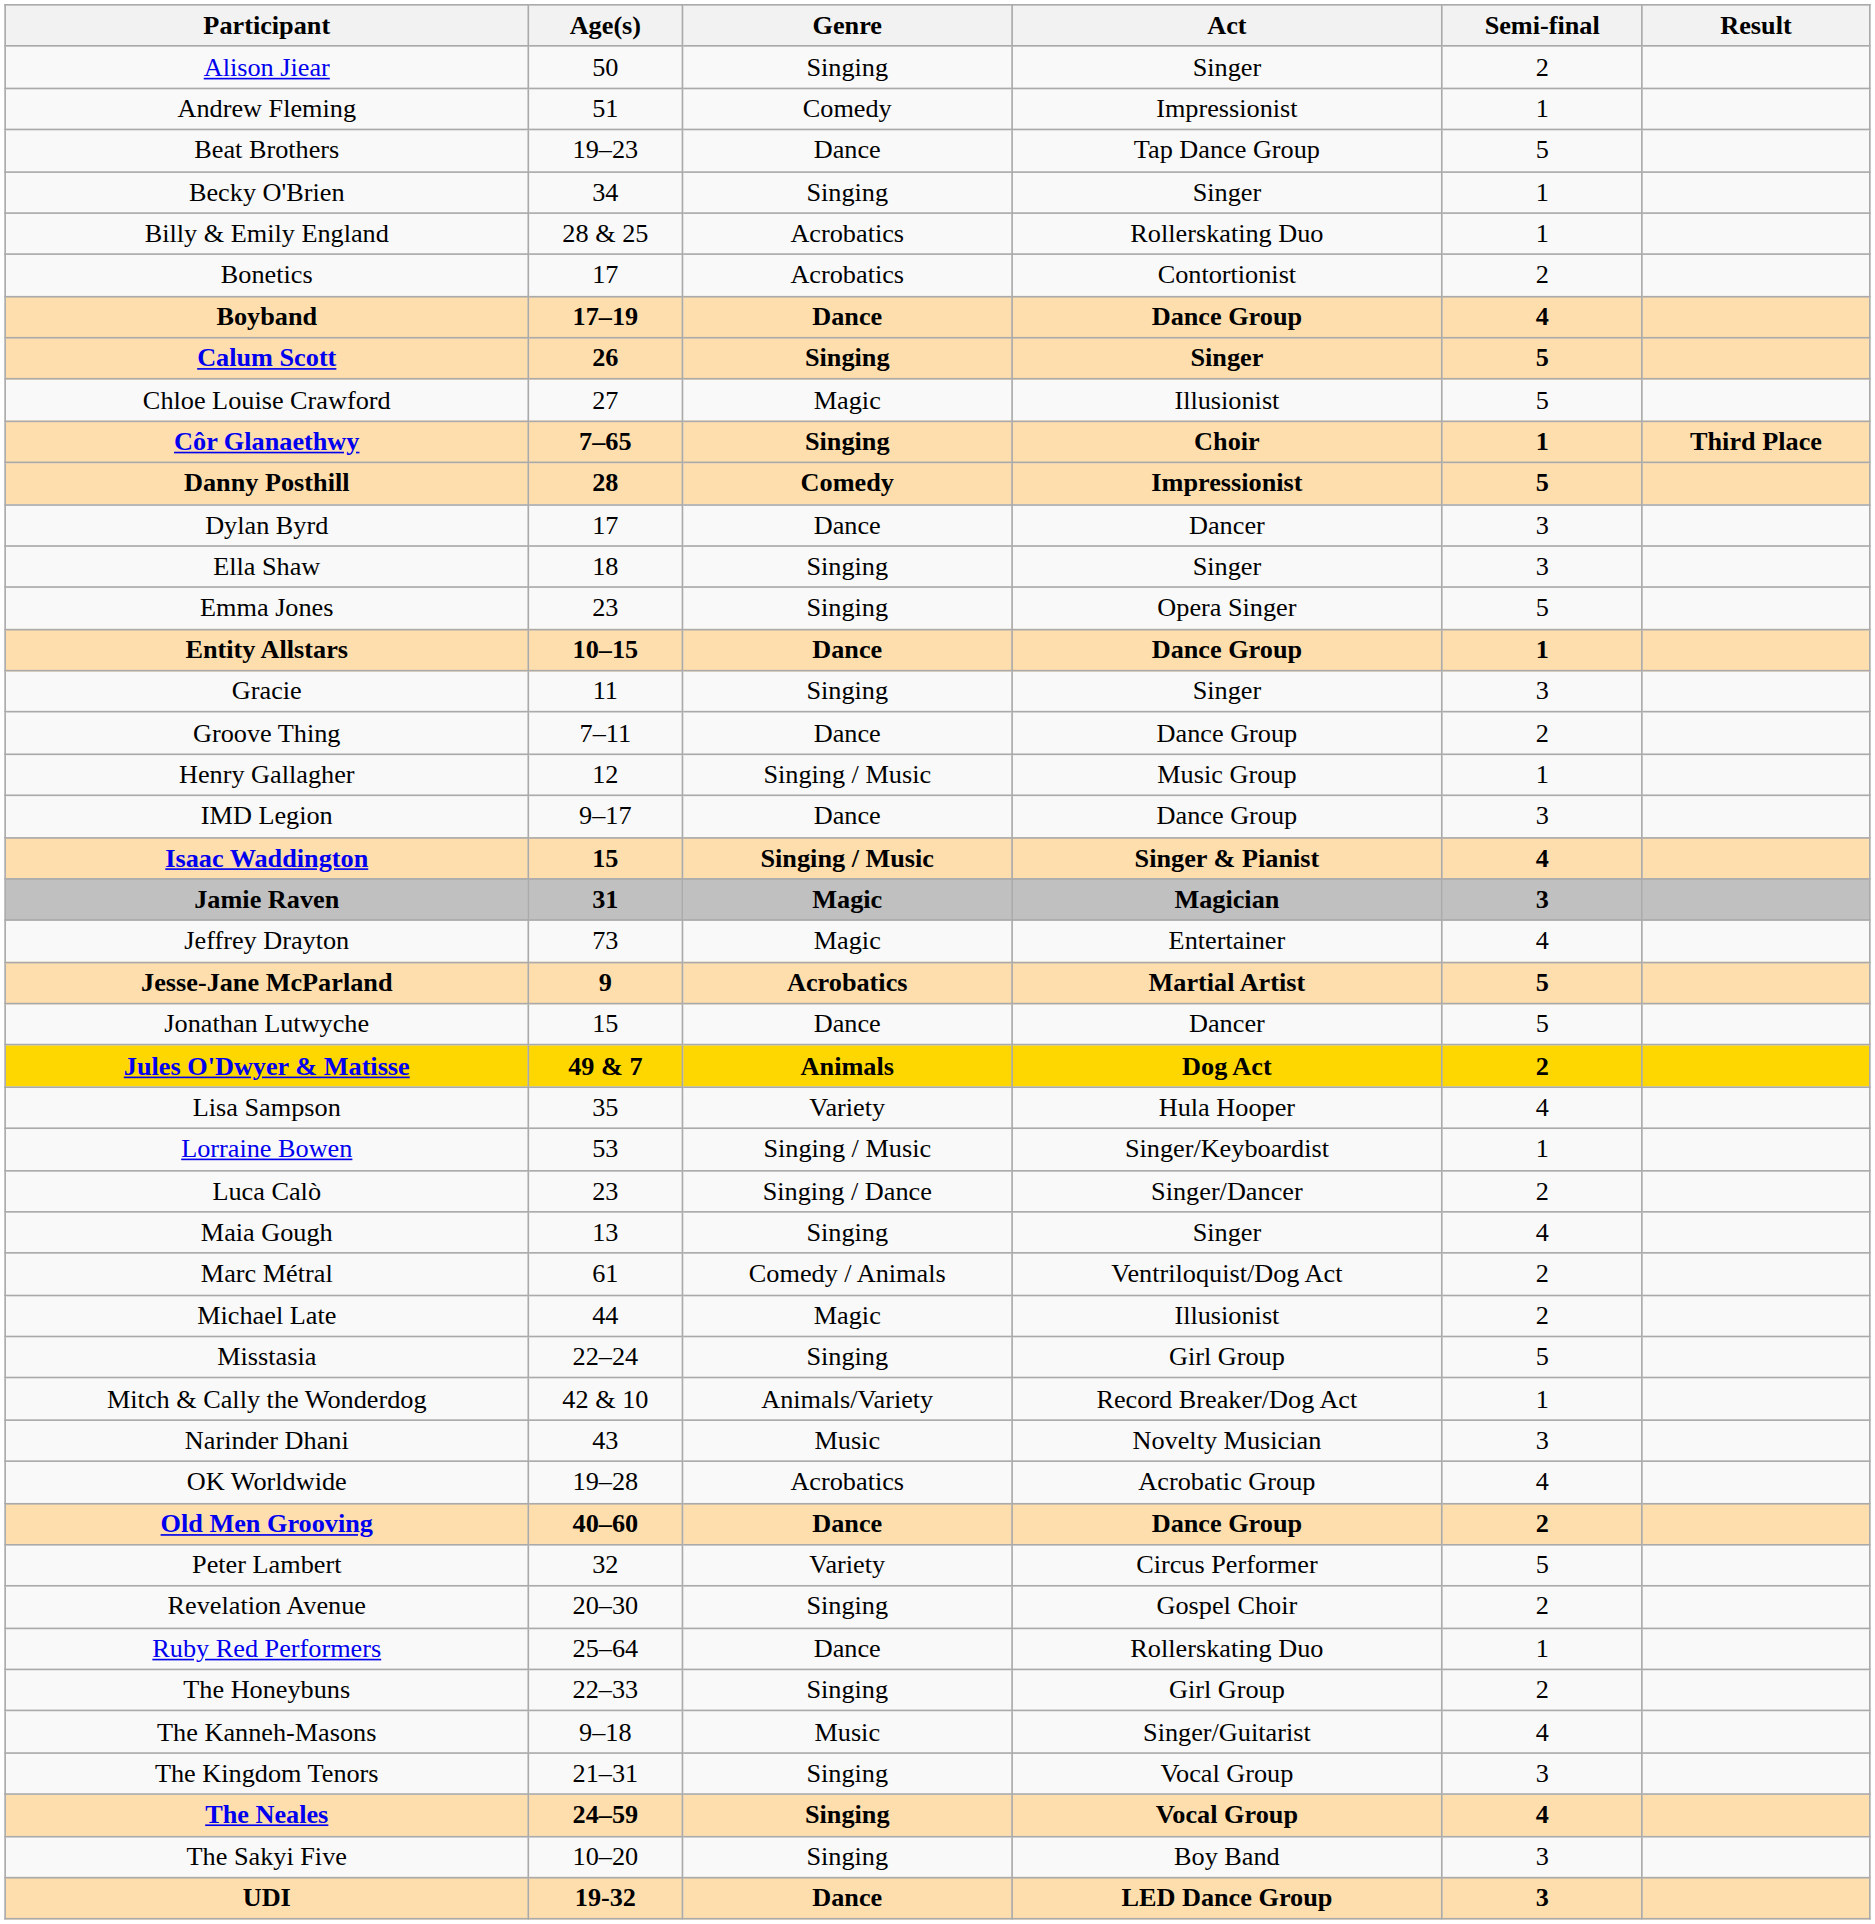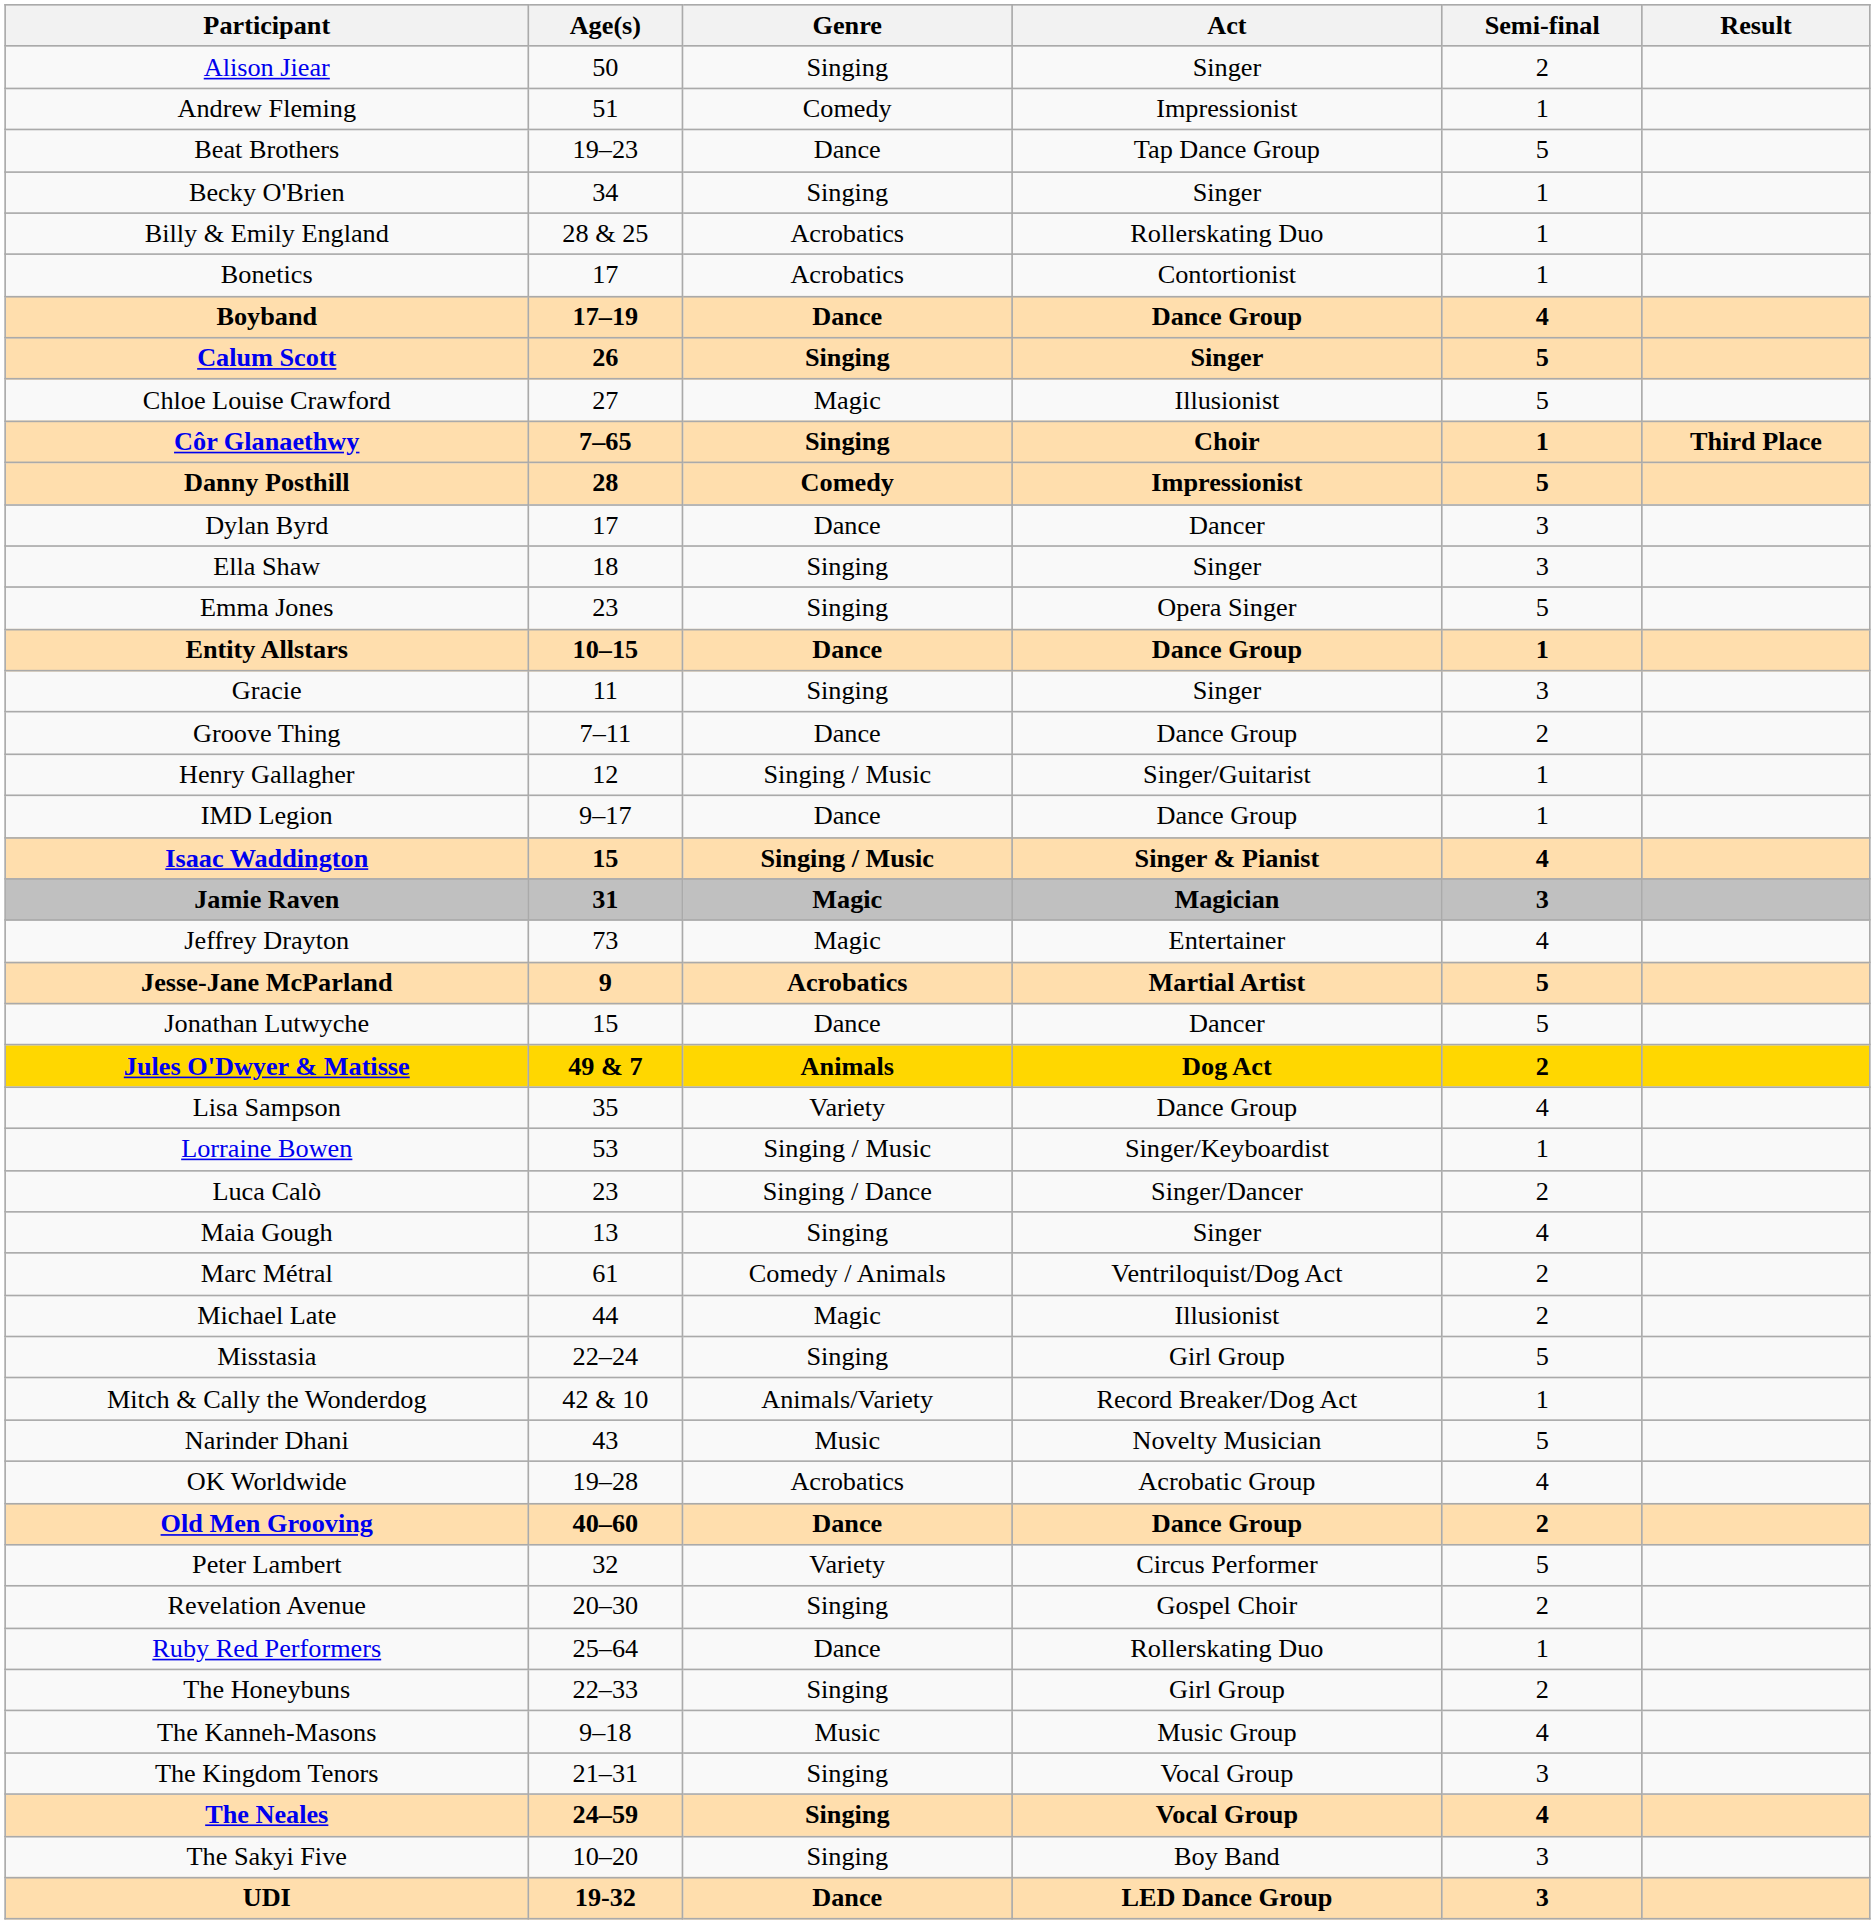(1542, 274) 2 -> (1542, 274) 1
(1227, 774) Music Group -> (1227, 774) Singer/Guitarist
(1542, 815) 3 -> (1542, 815) 1
(1227, 1107) Hula Hooper -> (1227, 1107) Dance Group
(1542, 1440) 3 -> (1542, 1440) 5
(1227, 1731) Singer/Guitarist -> (1227, 1731) Music Group
